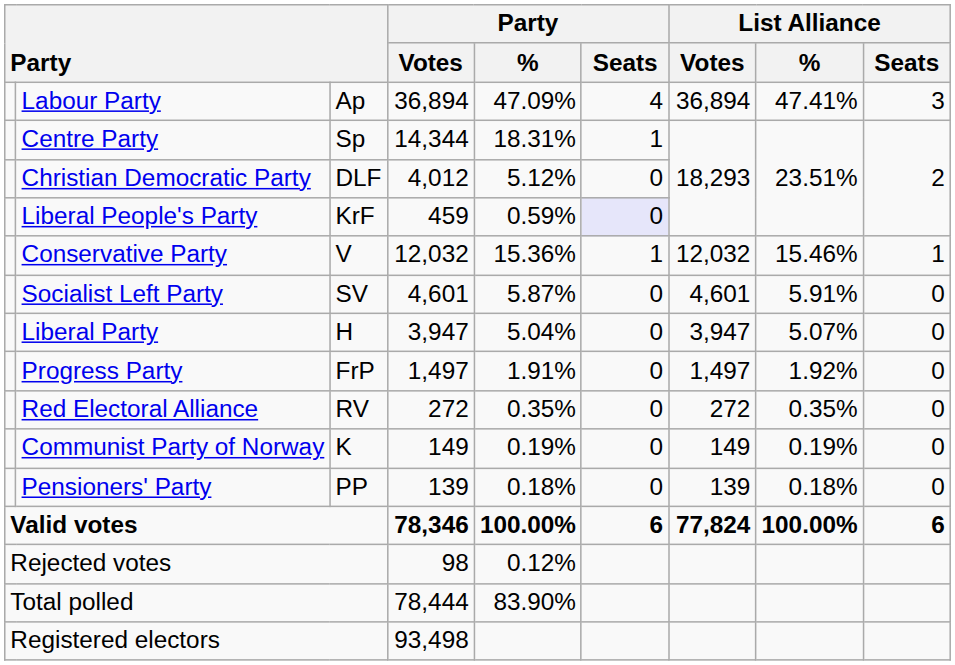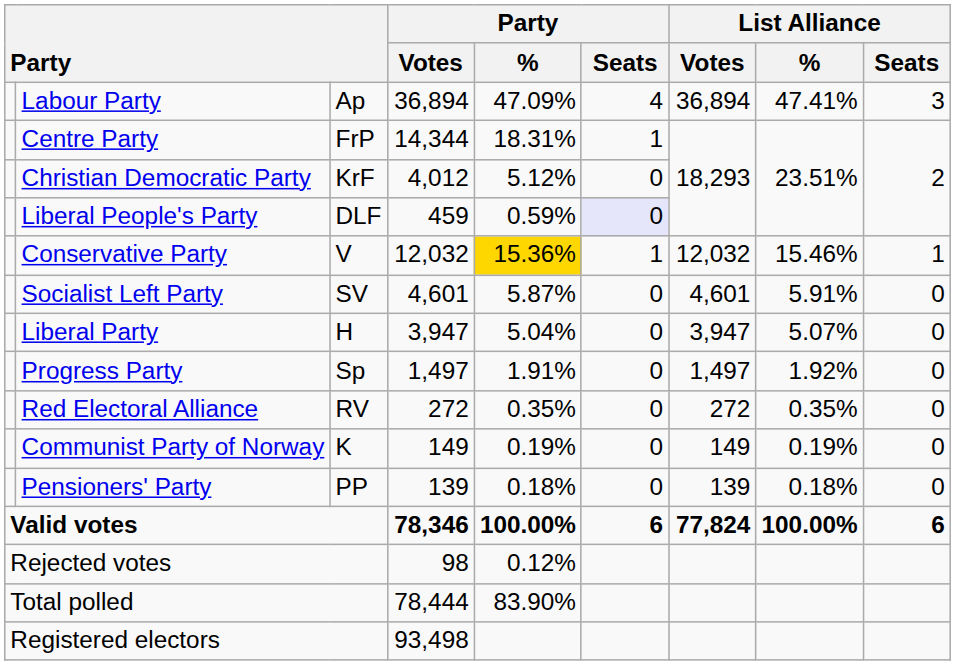(350, 139) Sp -> (355, 139) FrP
(359, 178) DLF -> (355, 178) KrF
(355, 216) KrF -> (359, 216) DLF
(535, 255) no background -> (535, 255) gold background
(355, 370) FrP -> (350, 370) Sp
